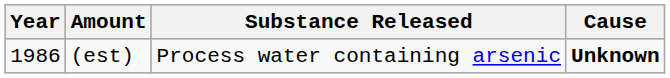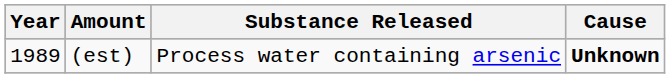(35, 56) 1986 -> (35, 56) 1989
